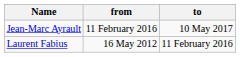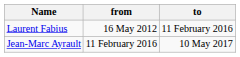rows swapped: (37, 44) <-> (44, 28)
